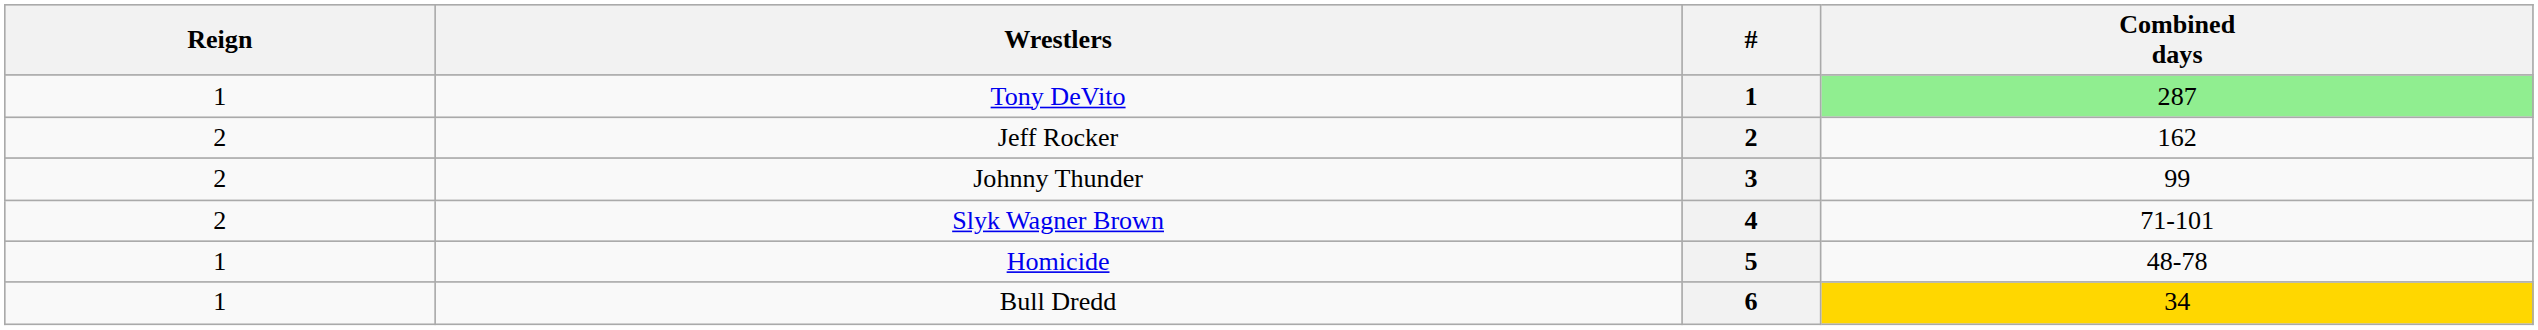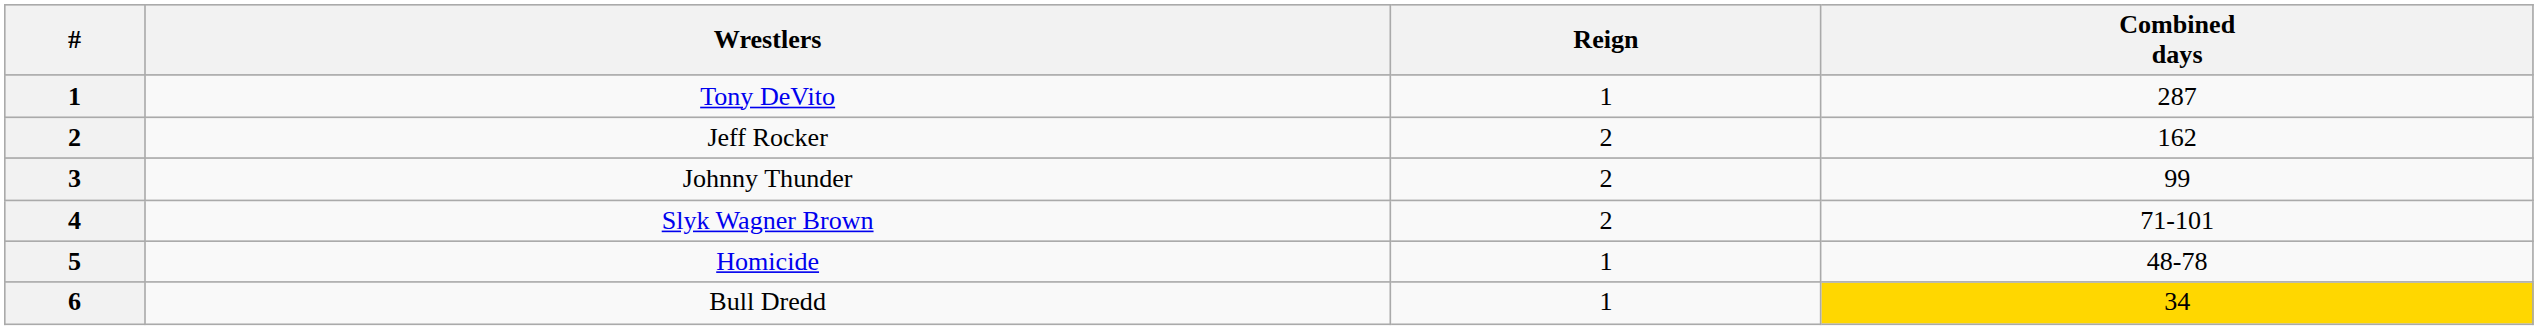columns swapped: (1751, 39) <-> (220, 39)
(2177, 95) lightgreen background -> (2177, 95) no background
